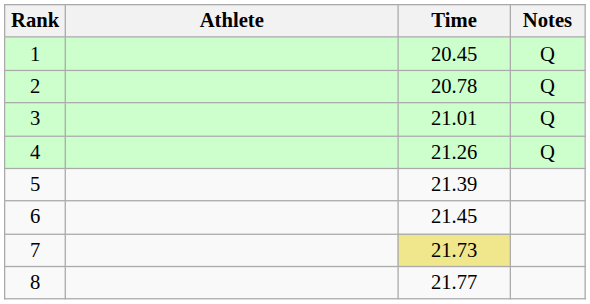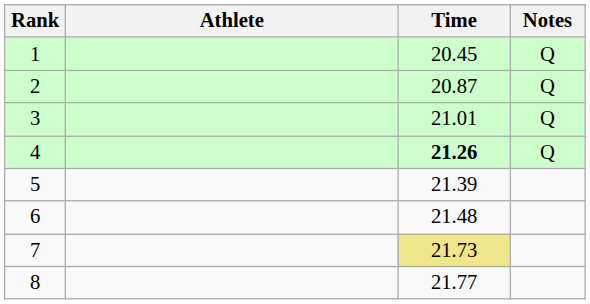(454, 86) 20.78 -> (454, 86) 20.87
(454, 151) normal -> (454, 151) bold
(454, 217) 21.45 -> (454, 217) 21.48
